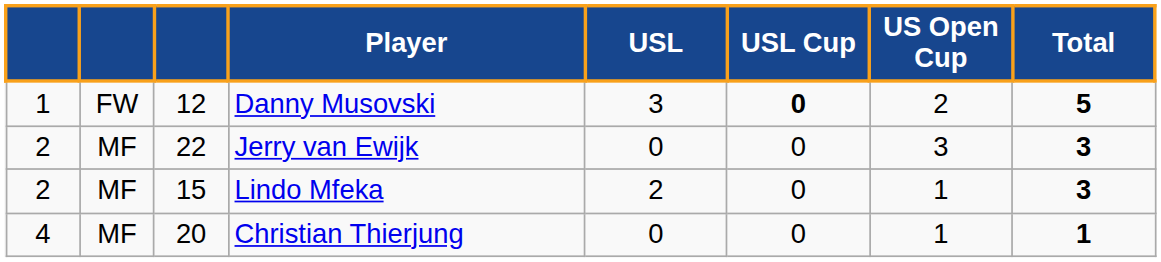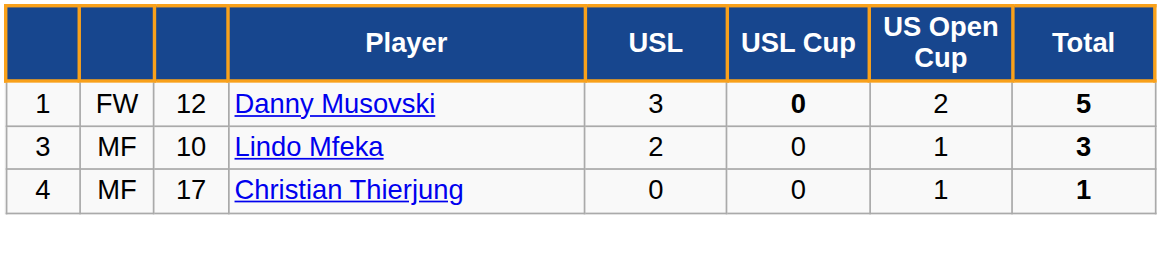- row: (327, 147)
(43, 190) 2 -> (43, 147) 3
(191, 190) 15 -> (191, 147) 10
(191, 233) 20 -> (191, 190) 17
